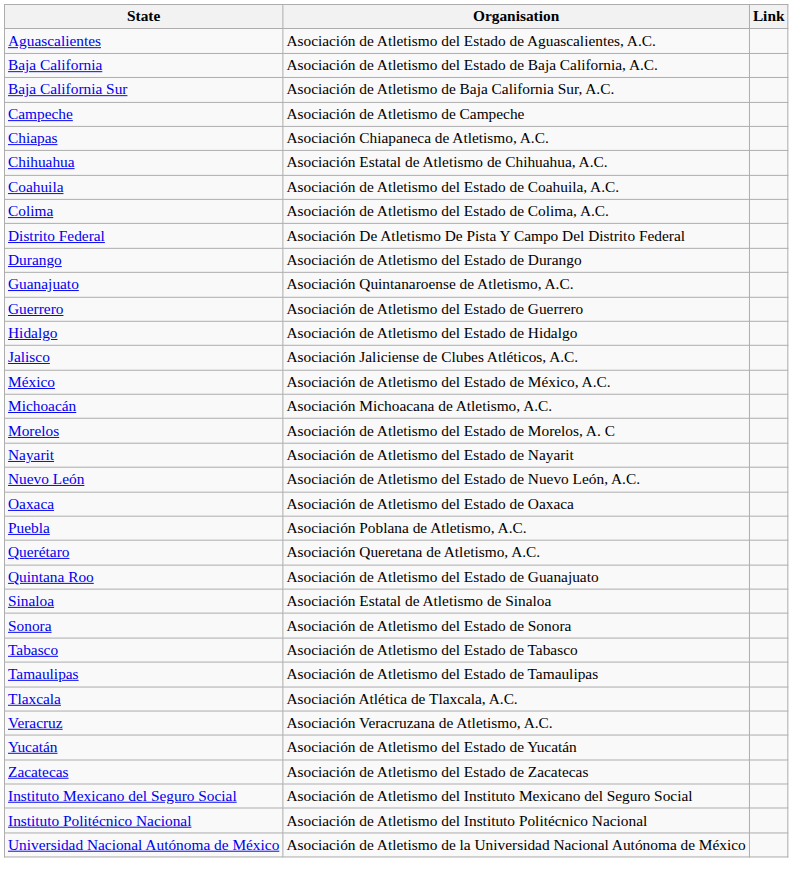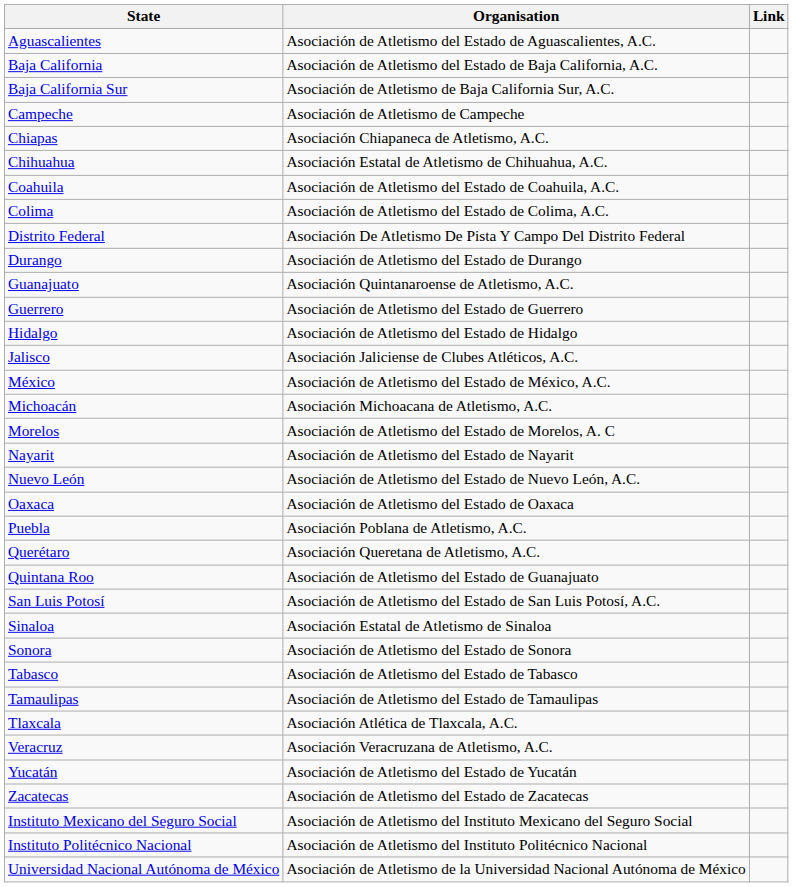+ row: (56, 601)
